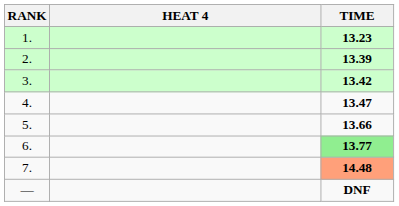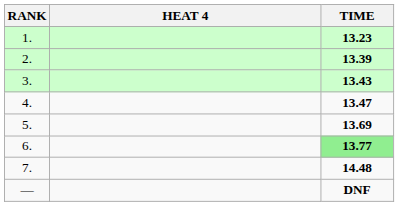(357, 81) 13.42 -> (357, 81) 13.43
(357, 125) 13.66 -> (357, 125) 13.69
(357, 168) lightsalmon background -> (357, 168) no background
